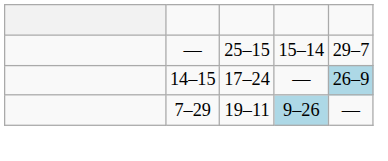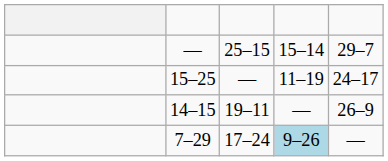+ row: (193, 80)
(247, 80) 17–24 -> (247, 110) 19–11
(351, 80) lightblue background -> (356, 110) no background
(247, 110) 19–11 -> (247, 140) 17–24
